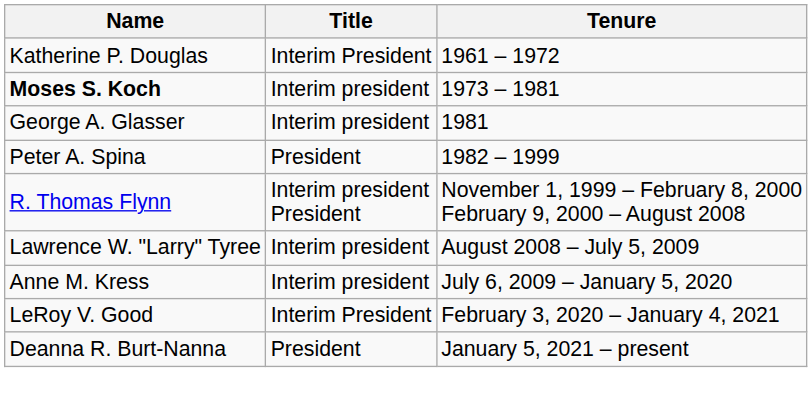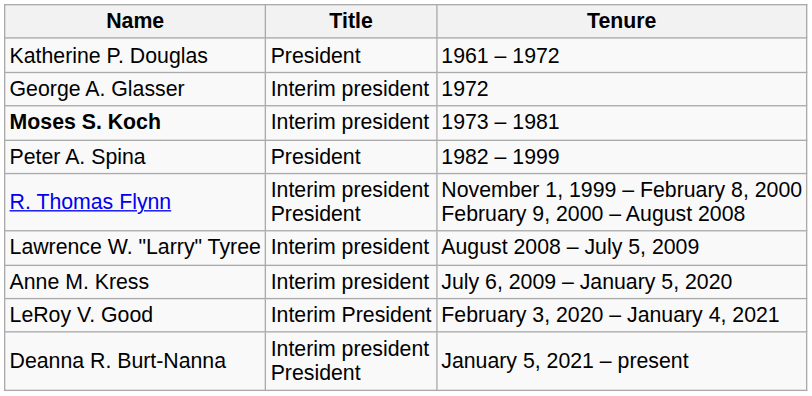(351, 55) Interim President -> (316, 55) President
+ row: (465, 88)
- row: (465, 122)
(316, 349) President -> (350, 361) Interim president President
